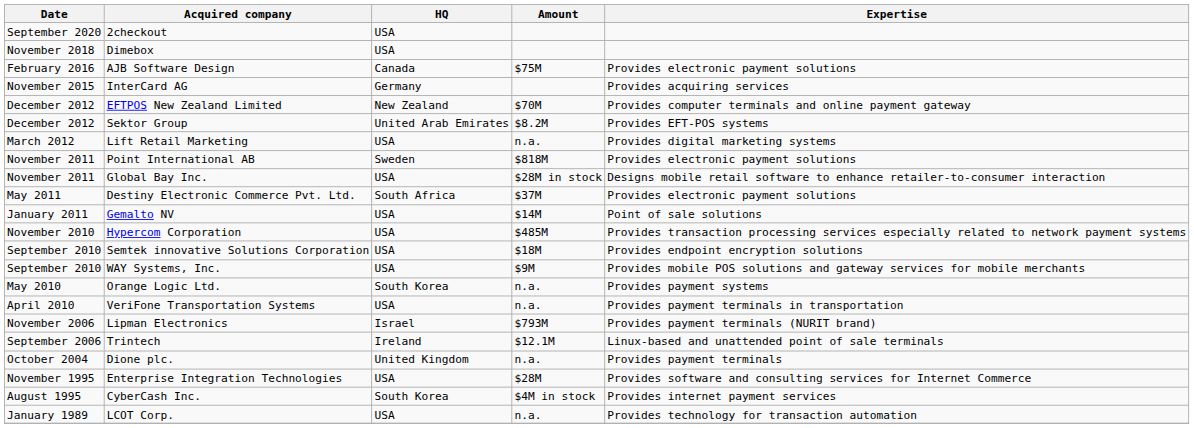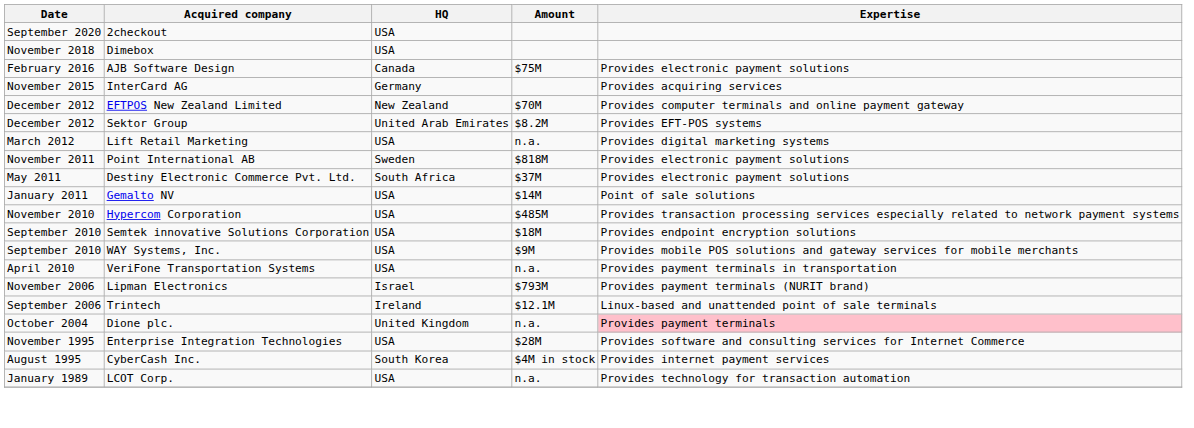- row: (157, 178)
- row: (164, 287)
(695, 360) no background -> (688, 323) pink background
